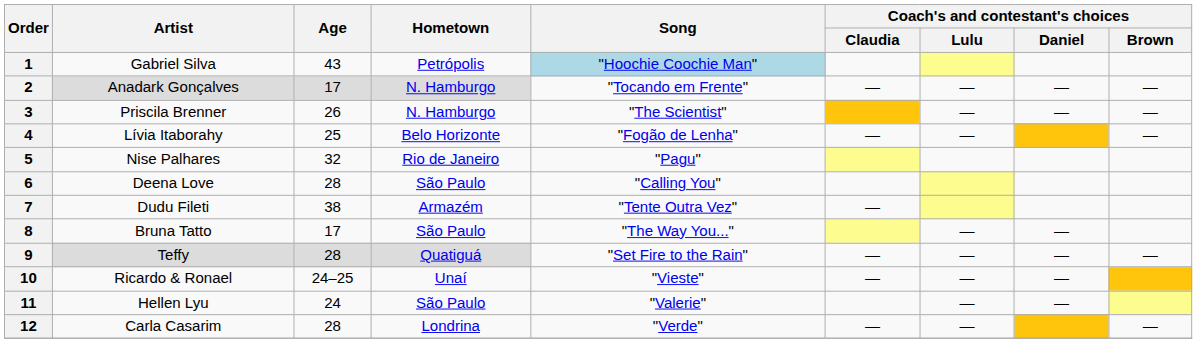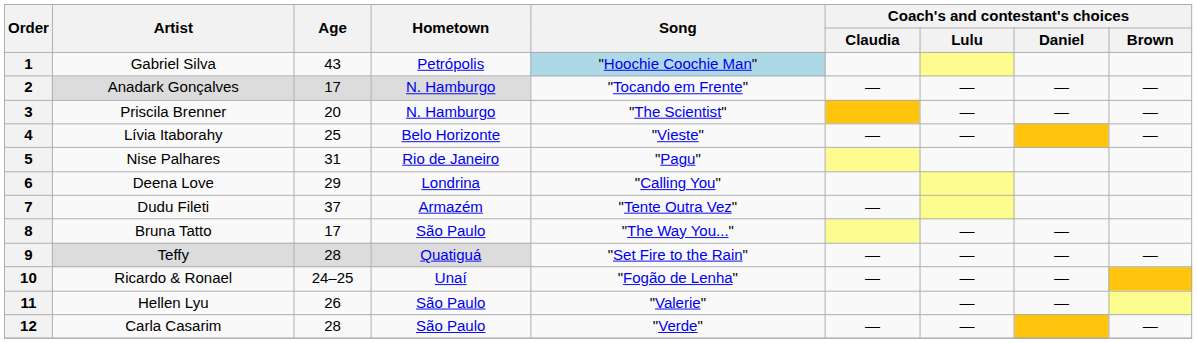(333, 111) 26 -> (333, 111) 20
(678, 135) "Fogão de Lenha" -> (678, 135) "Vieste"
(333, 159) 32 -> (333, 159) 31
(333, 183) 28 -> (333, 183) 29
(451, 183) São Paulo -> (451, 183) Londrina
(333, 207) 38 -> (333, 207) 37
(678, 278) "Vieste" -> (678, 278) "Fogão de Lenha"
(333, 302) 24 -> (333, 302) 26
(451, 326) Londrina -> (451, 326) São Paulo
